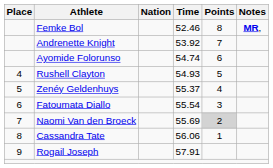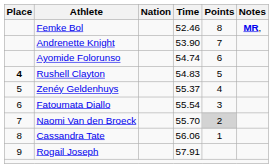(188, 43) 53.92 -> (188, 43) 53.90
(19, 74) normal -> (19, 74) bold
(188, 74) 54.93 -> (188, 74) 54.83
(188, 120) 55.69 -> (188, 120) 55.70
